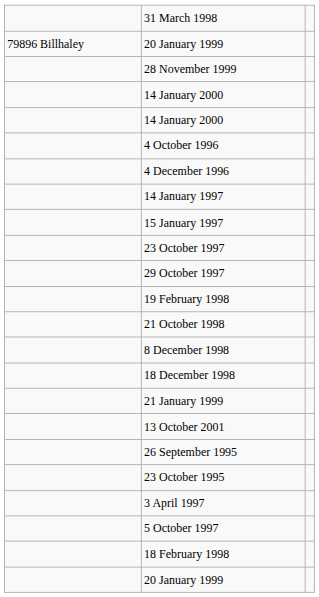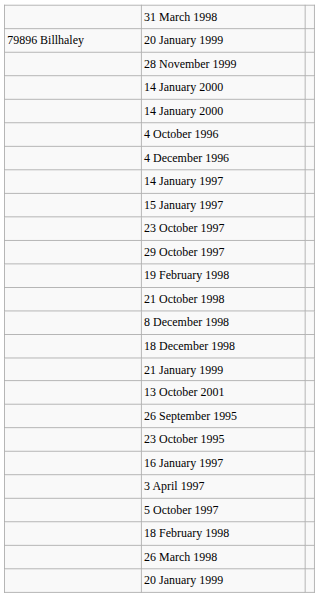+ row: (73, 463)
+ row: (73, 557)
